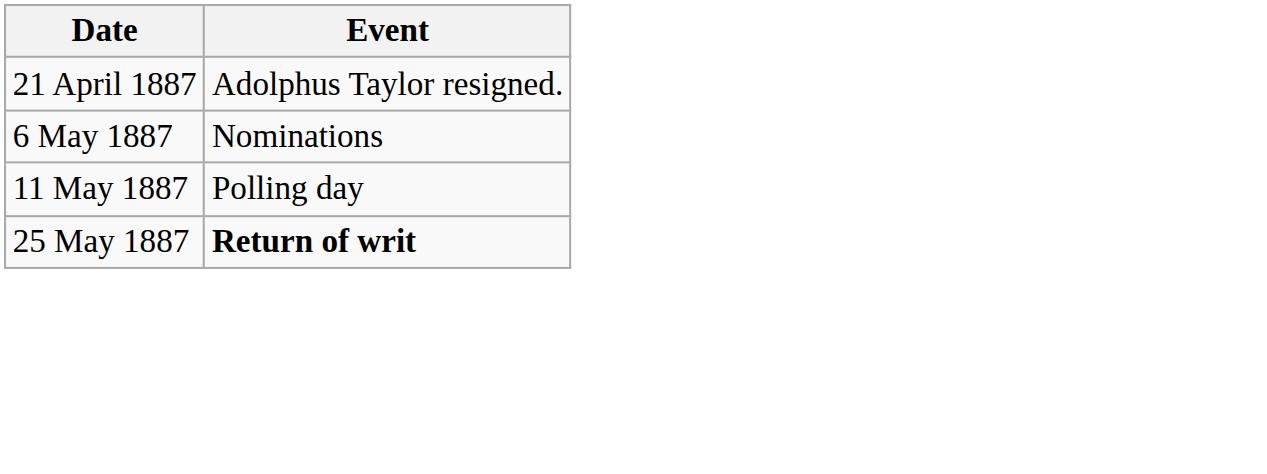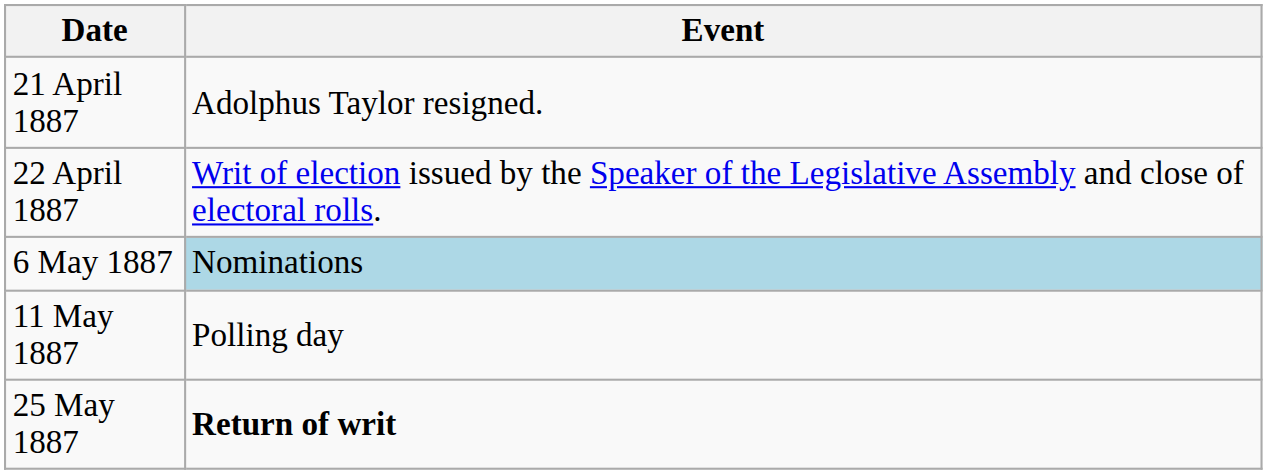+ row: (67, 191)
(298, 135) no background -> (278, 262) lightblue background
